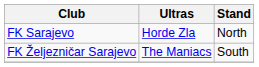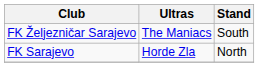rows swapped: (72, 52) <-> (41, 33)
